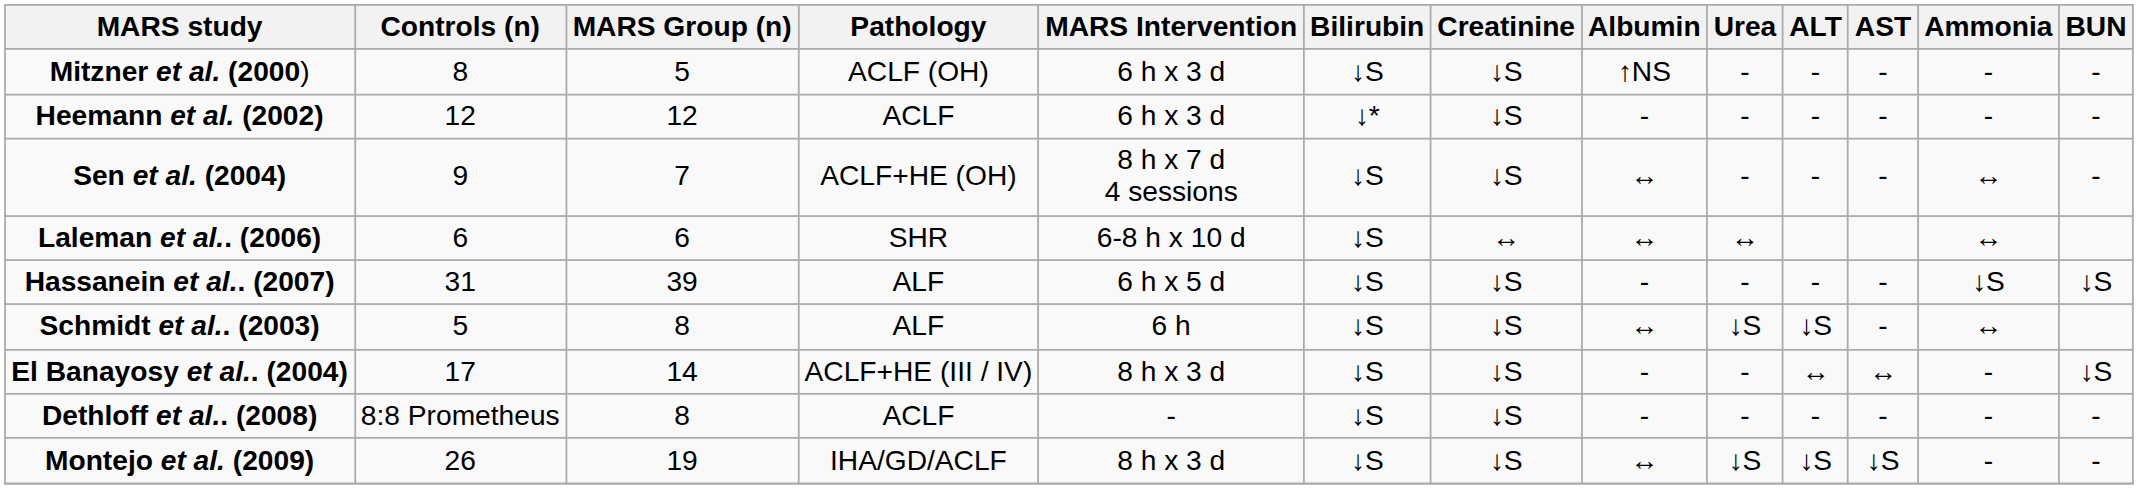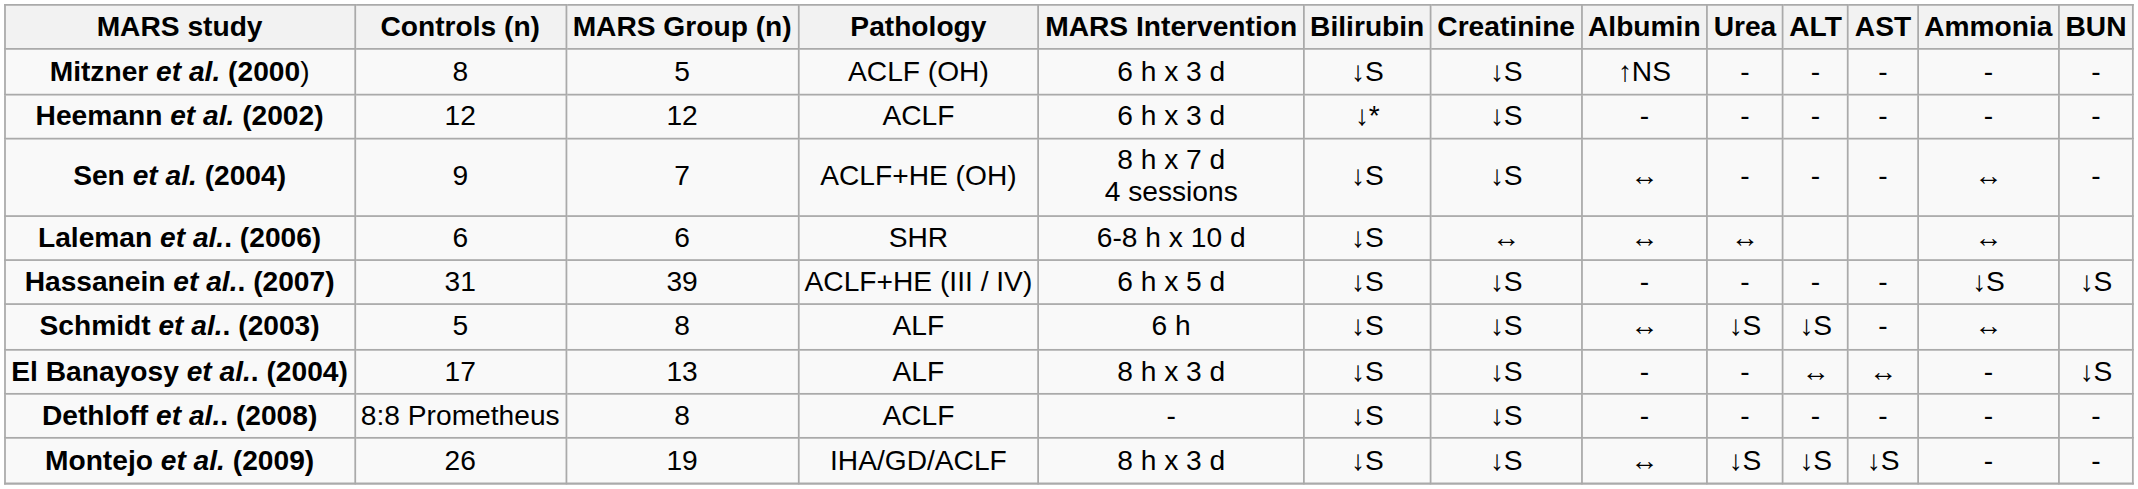(918, 281) ALF -> (918, 281) ACLF+HE (III / IV)
(682, 371) 14 -> (682, 371) 13
(918, 371) ACLF+HE (III / IV) -> (918, 371) ALF
